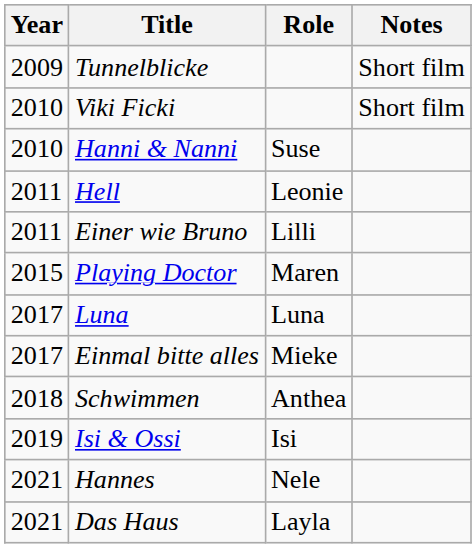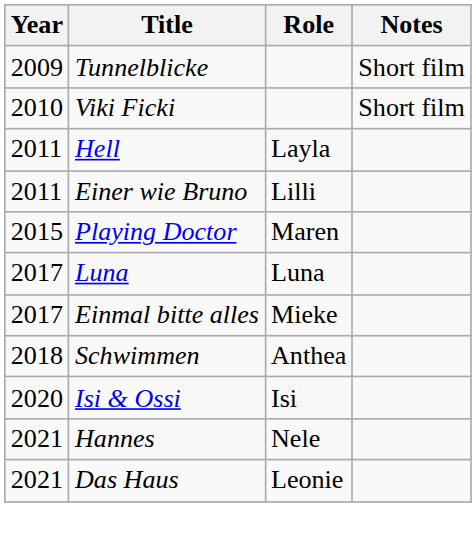- row: (156, 149)
(307, 190) Leonie -> (301, 149) Layla
(37, 438) 2019 -> (37, 397) 2020
(301, 521) Layla -> (307, 480) Leonie
